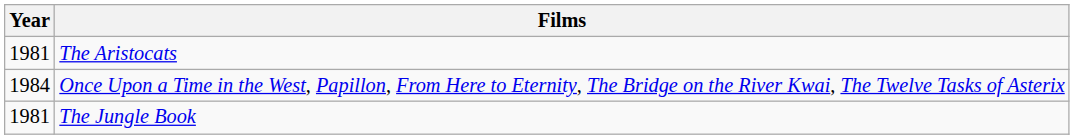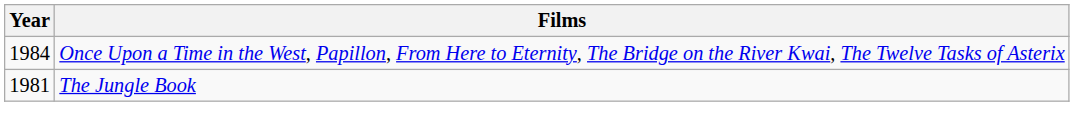- row: (118, 52)
